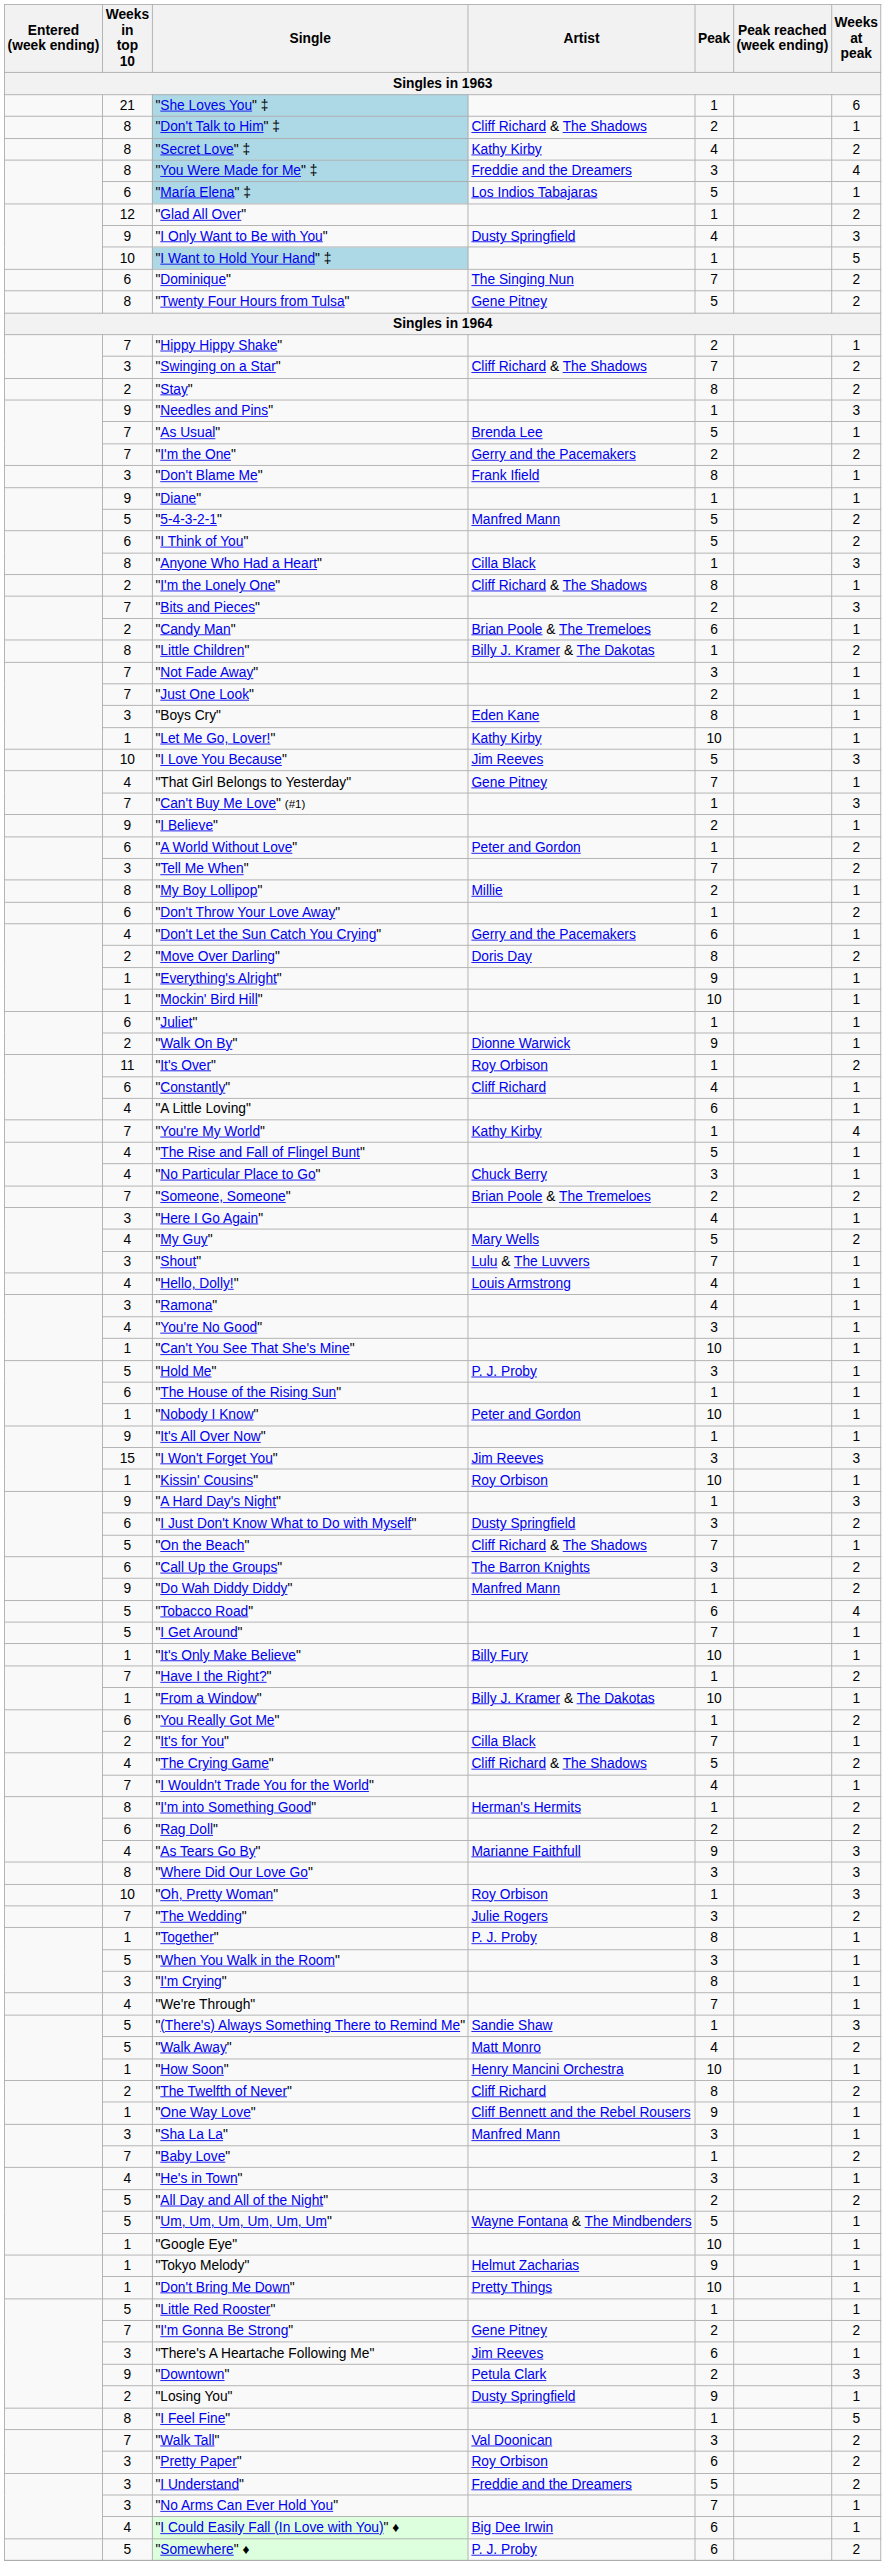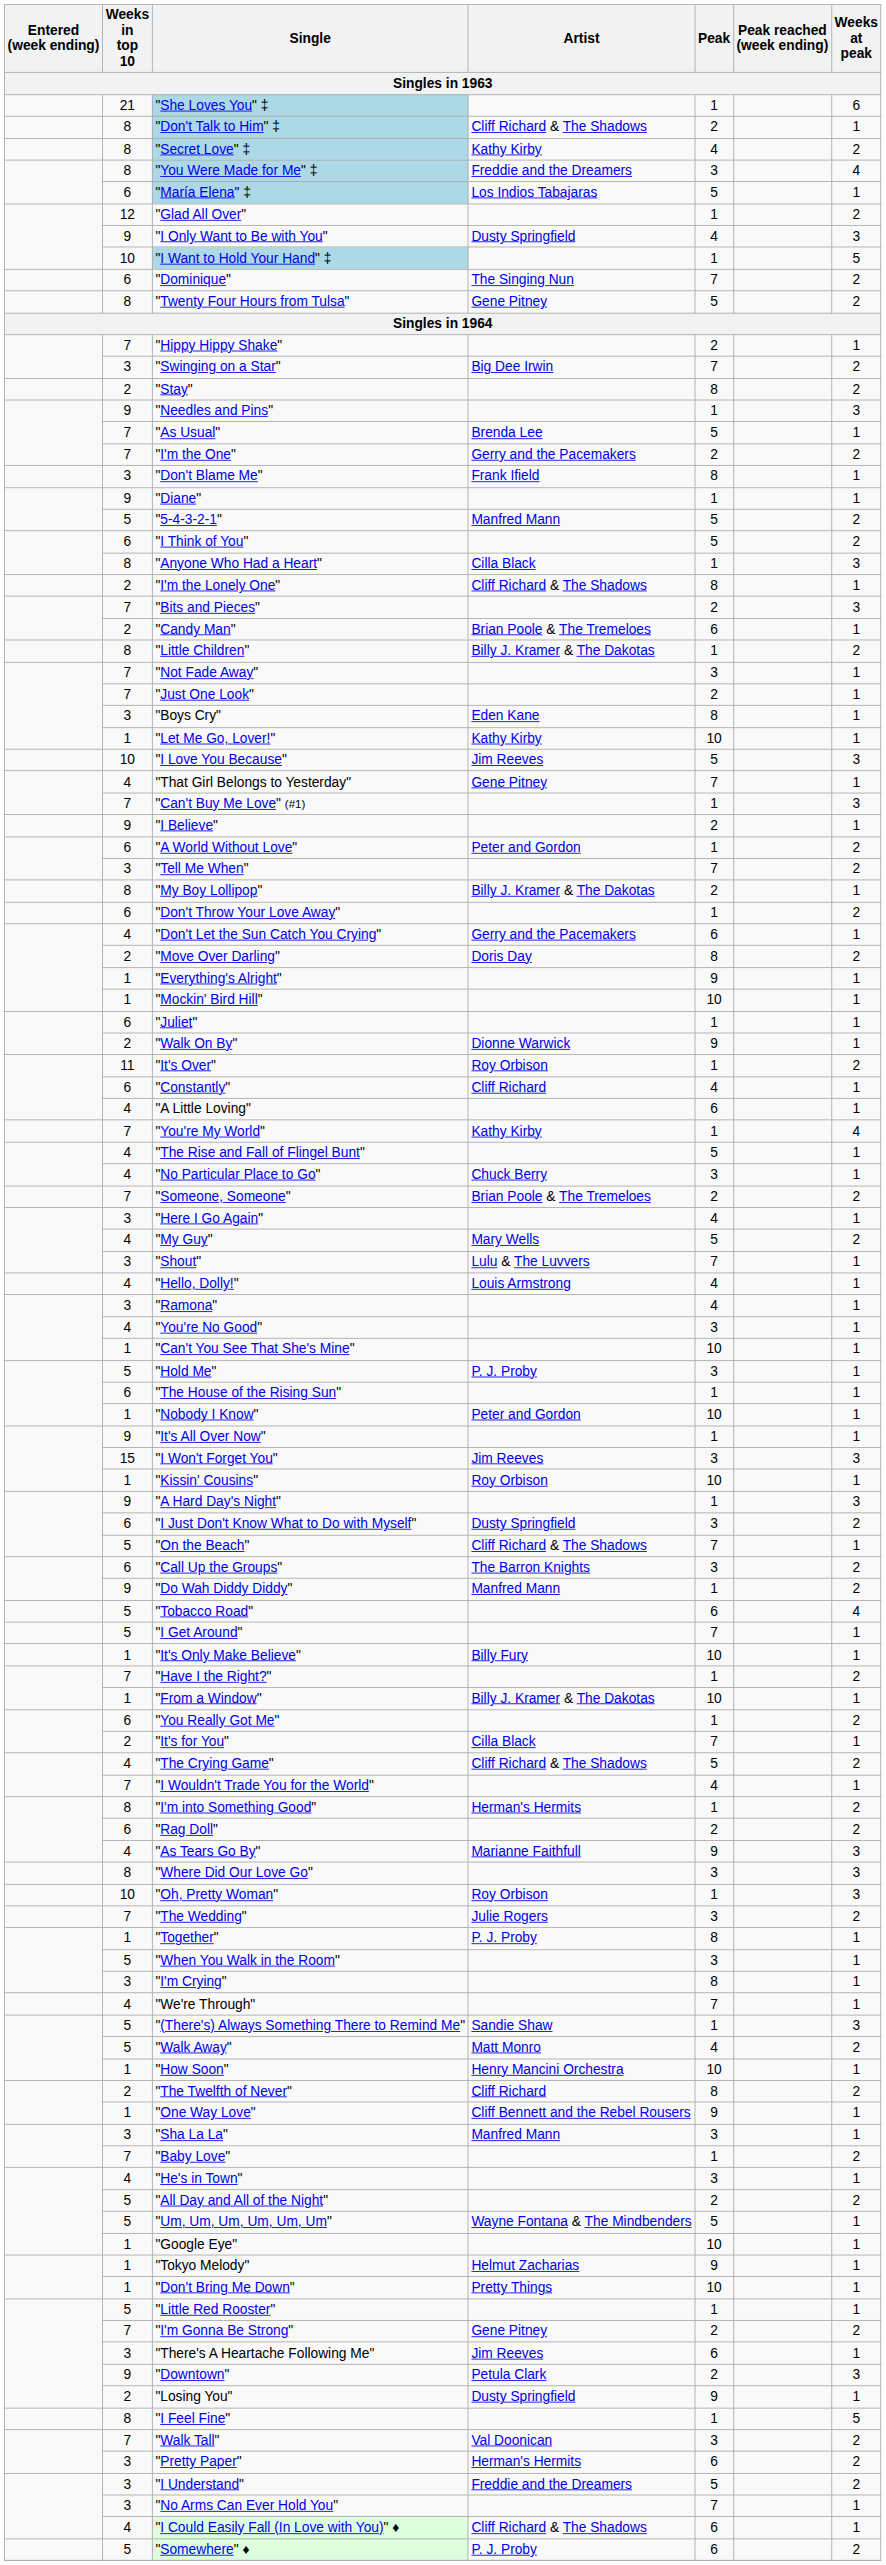(559, 367) Cliff Richard & The Shadows -> (512, 367) Big Dee Irwin
(487, 891) Millie -> (563, 891) Billy J. Kramer & The Dakotas
(510, 2462) Roy Orbison -> (526, 2462) Herman's Hermits
(512, 2527) Big Dee Irwin -> (559, 2527) Cliff Richard & The Shadows
